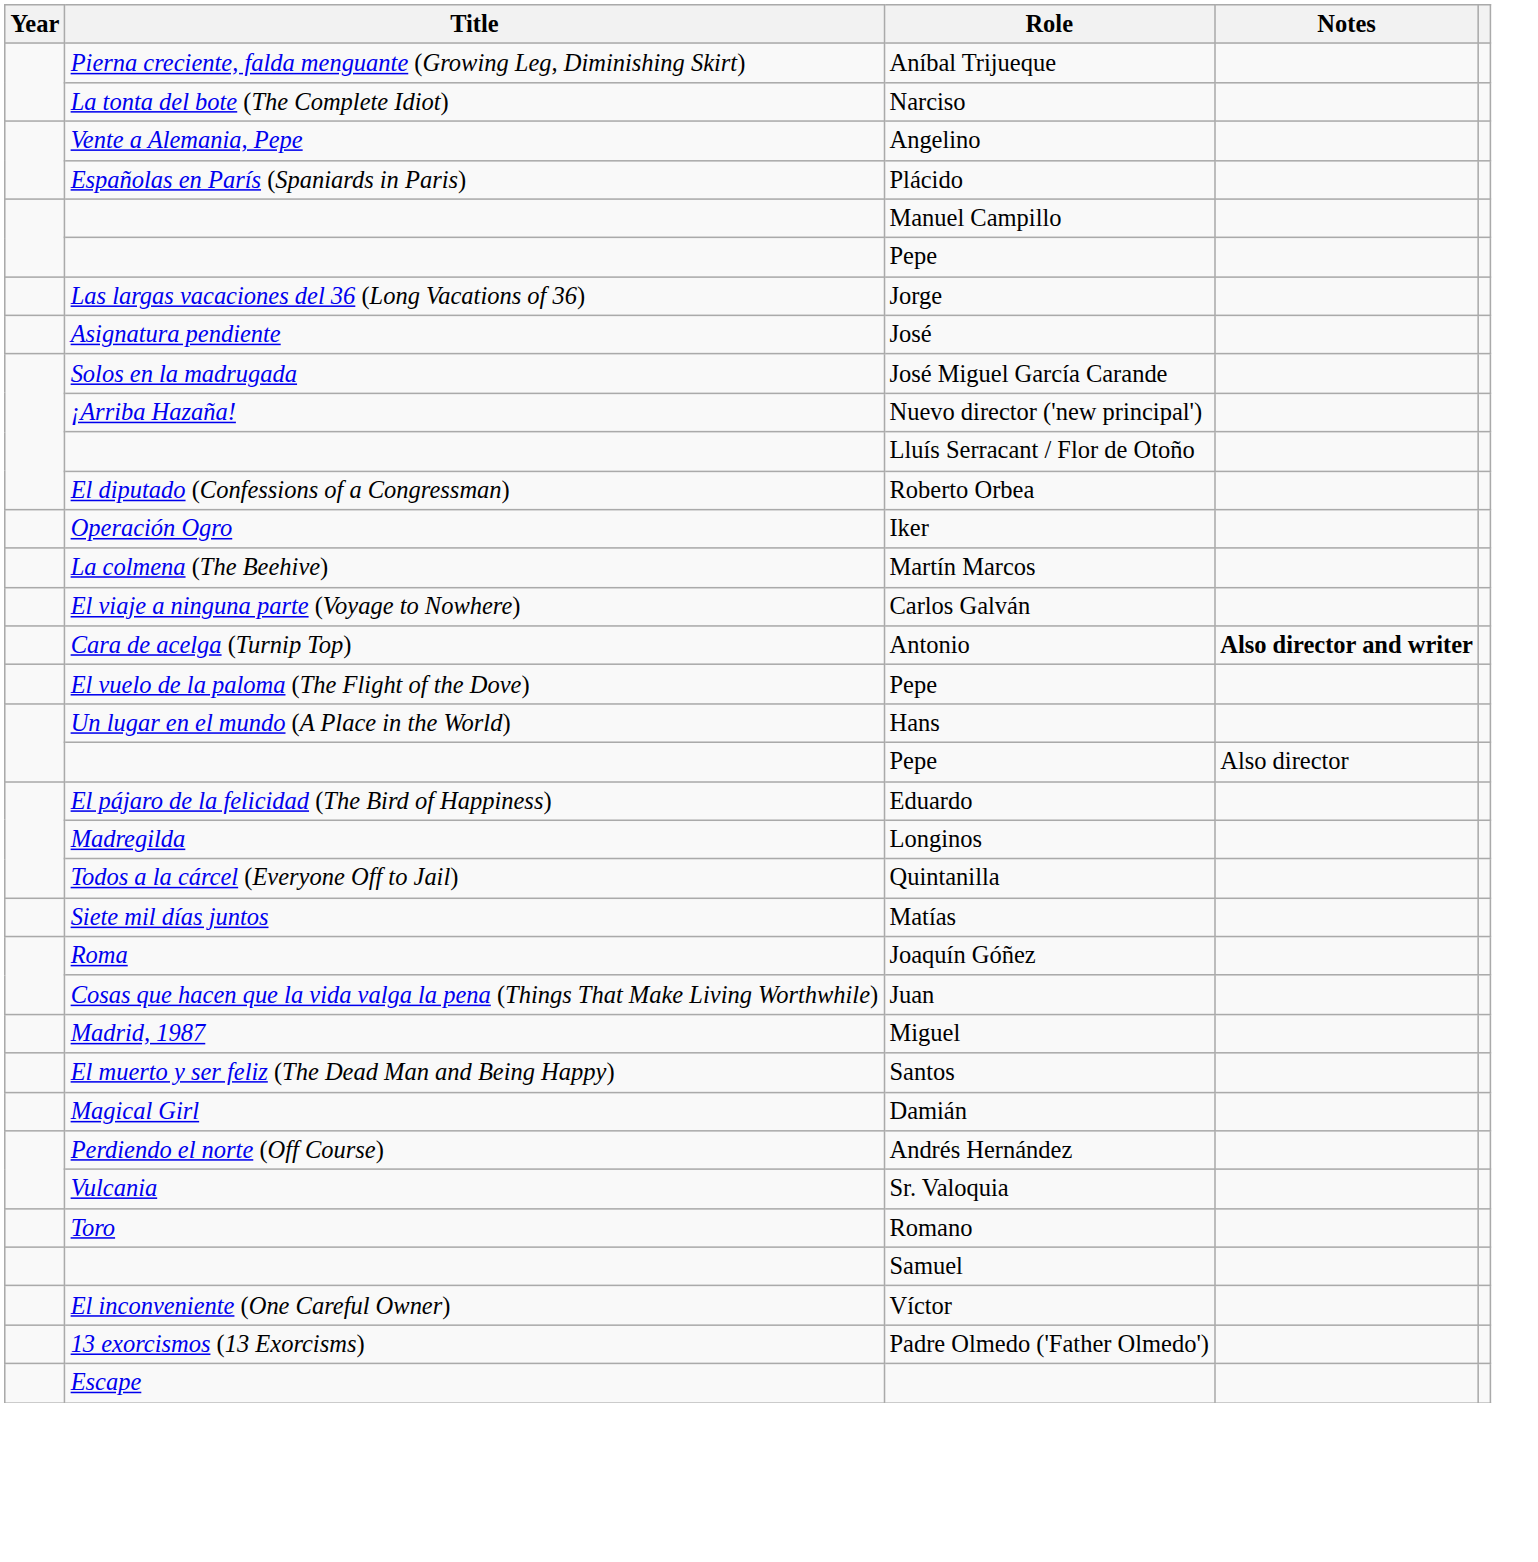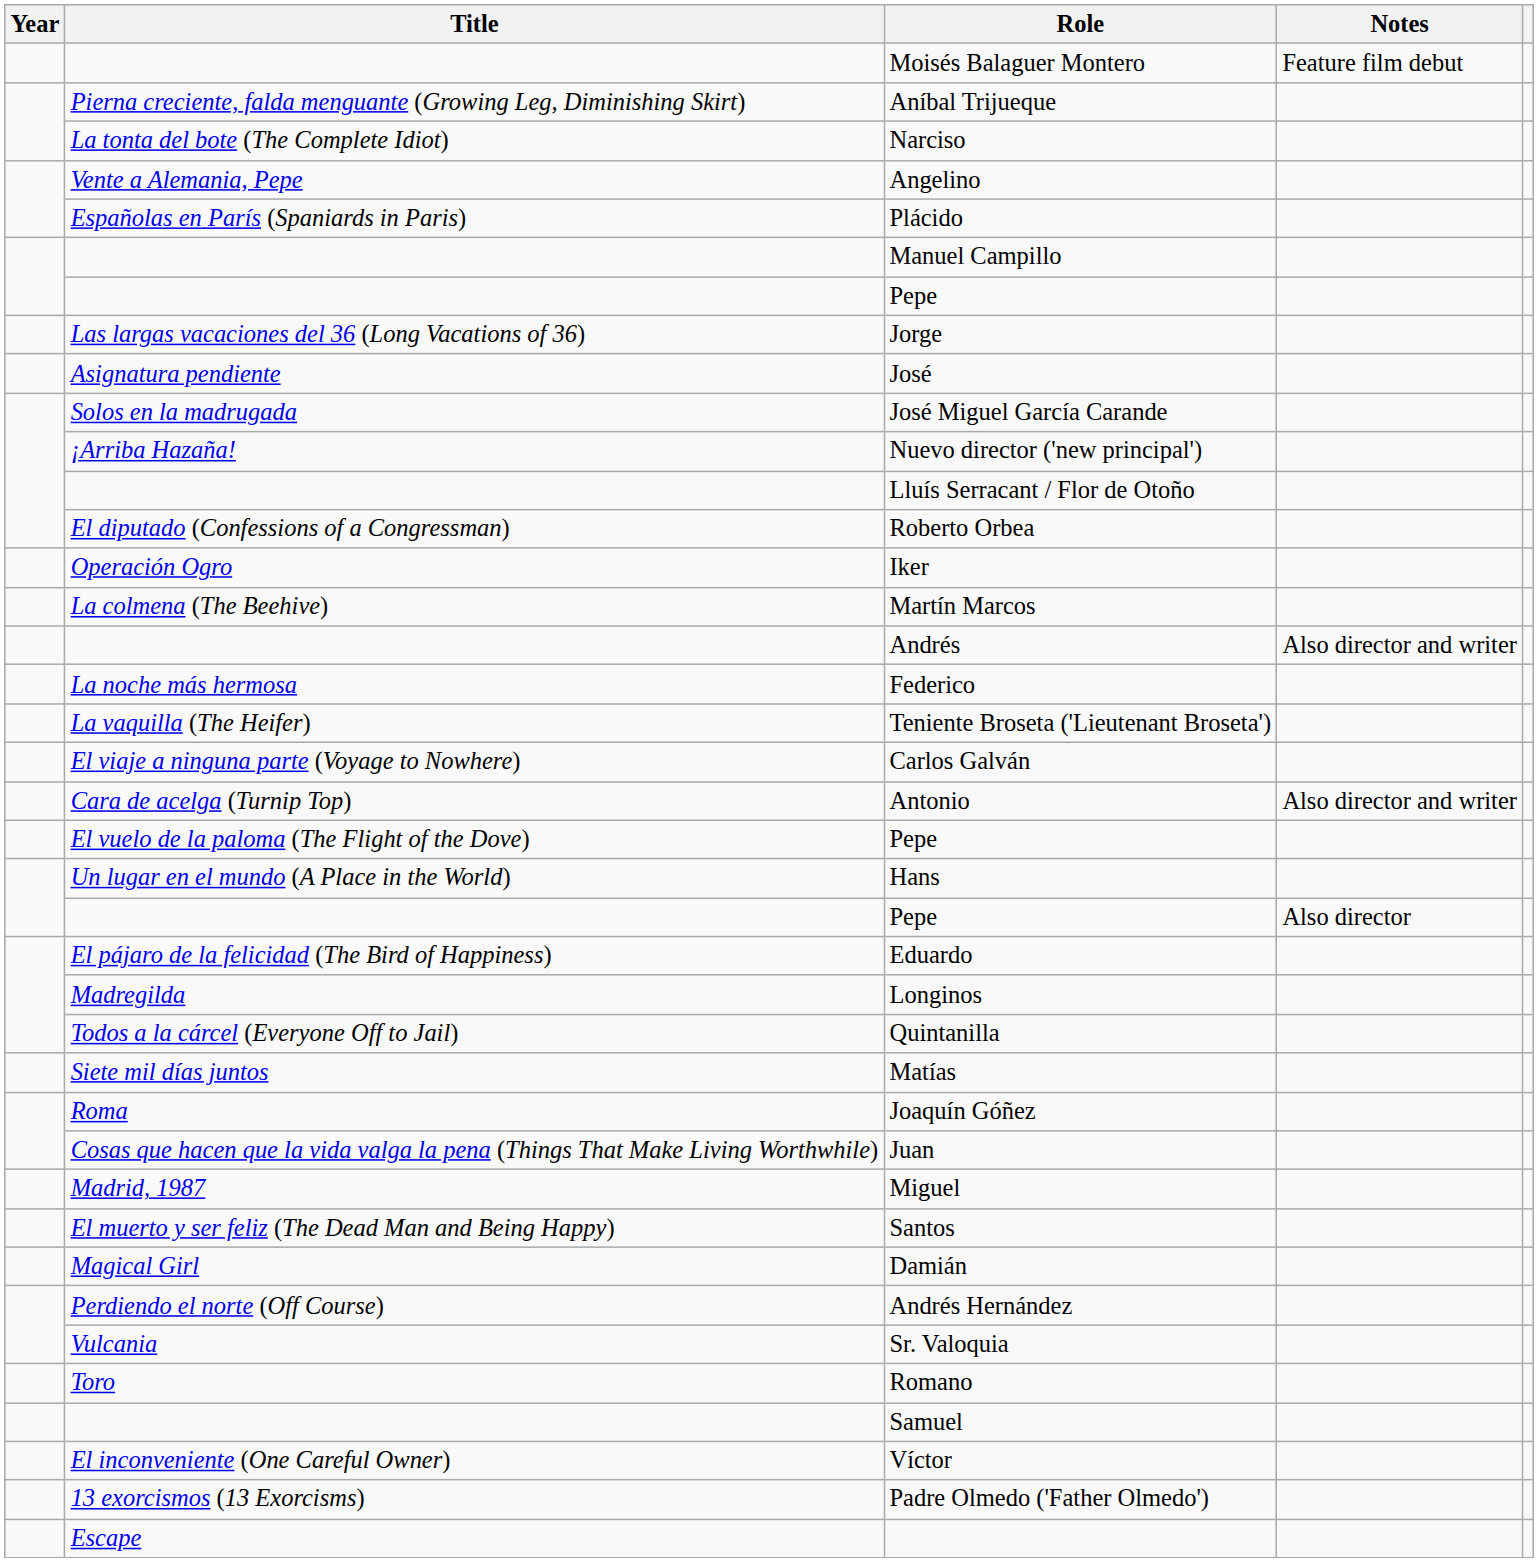+ row: (474, 63)
+ row: (474, 645)
+ row: (184, 683)
+ row: (191, 722)
(1347, 645) bold -> (1400, 800) normal
